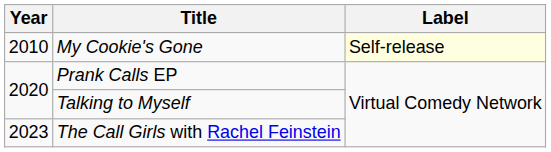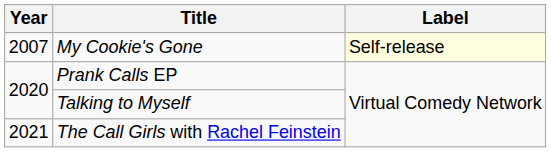(29, 47) 2010 -> (29, 47) 2007
(29, 132) 2023 -> (29, 132) 2021
